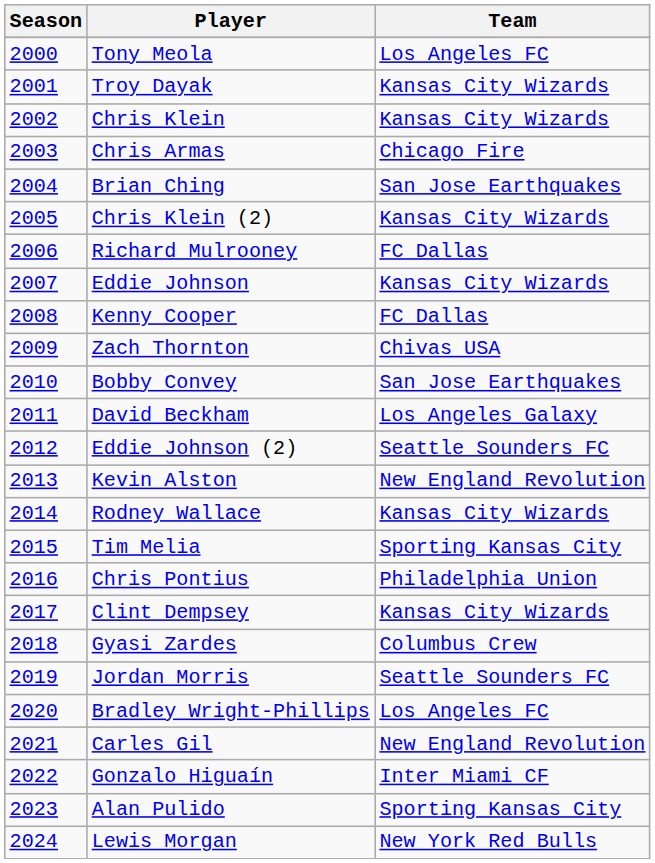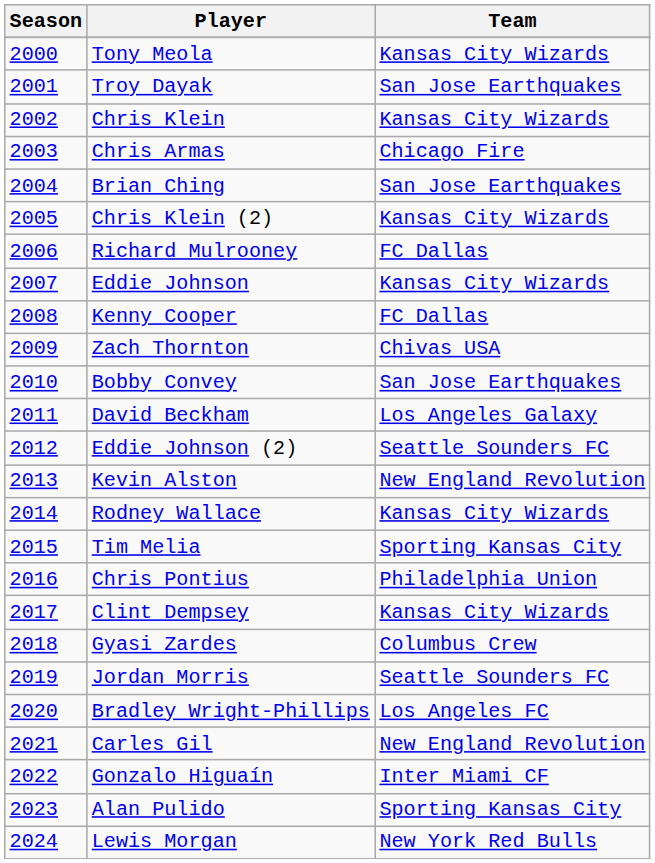(464, 54) Los Angeles FC -> (494, 54) Kansas City Wizards
(494, 87) Kansas City Wizards -> (500, 87) San Jose Earthquakes
